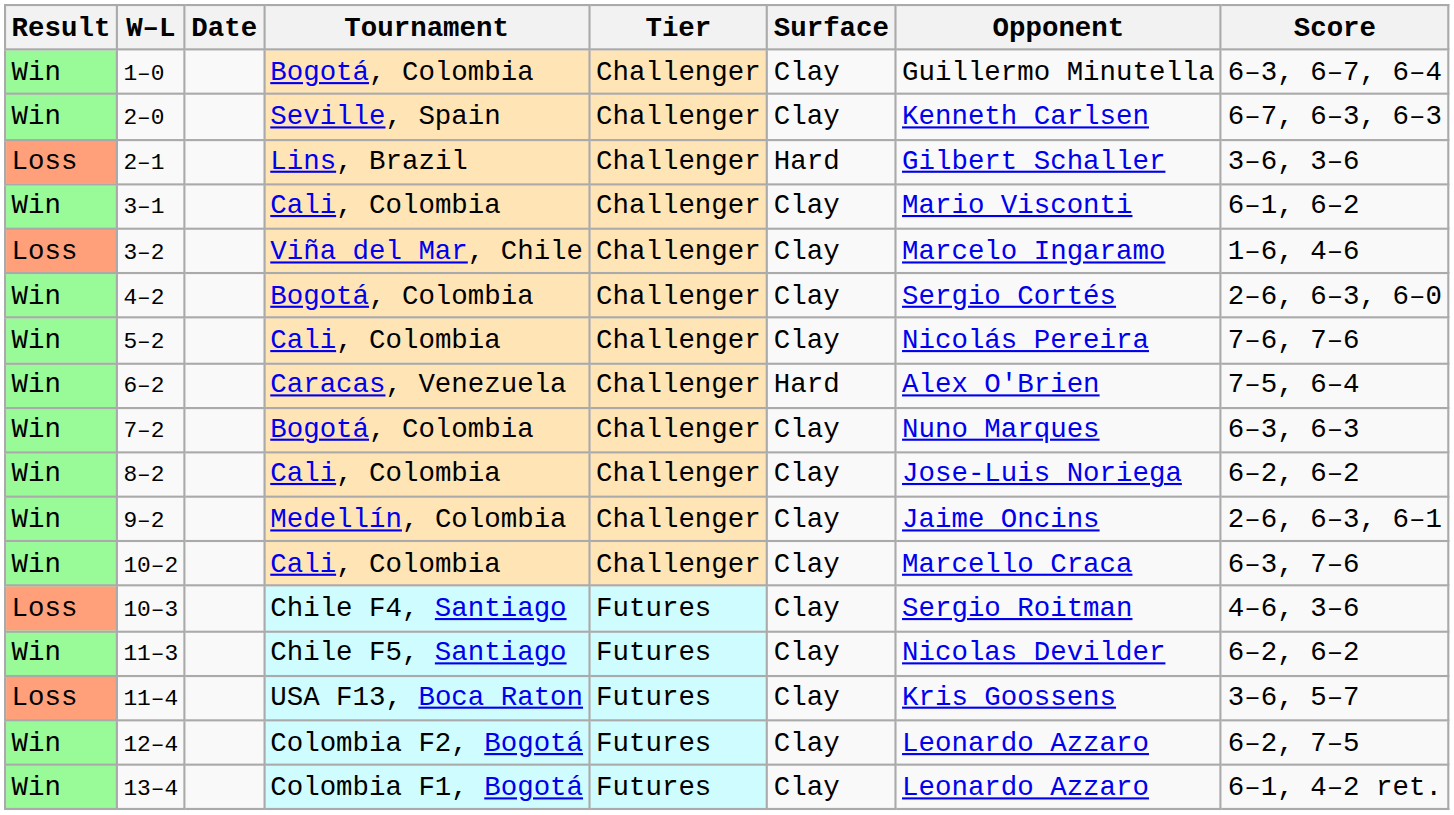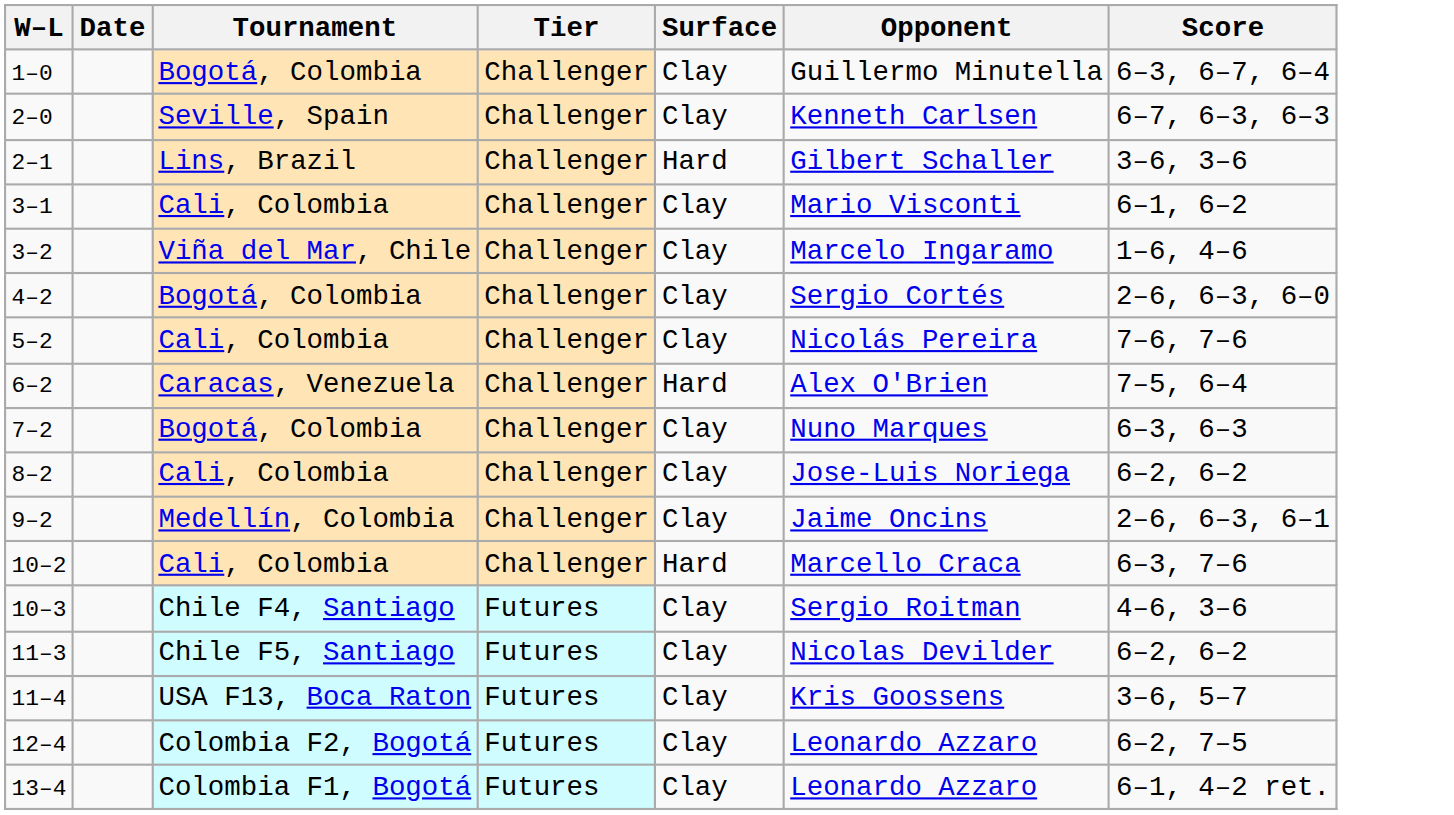- column: (61, 27)
(807, 564) Clay -> (695, 564) Hard
